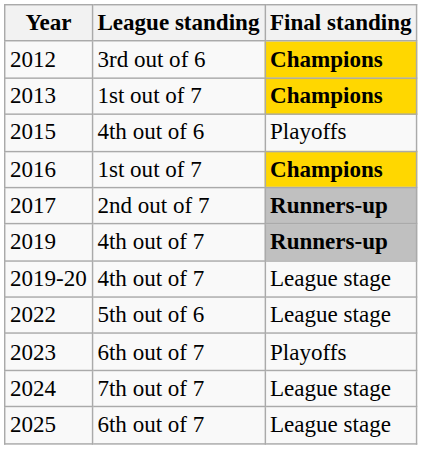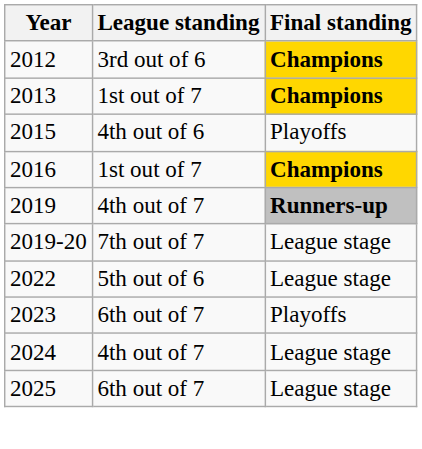- row: (33, 205)
(151, 278) 4th out of 7 -> (151, 242) 7th out of 7
(151, 388) 7th out of 7 -> (151, 351) 4th out of 7
